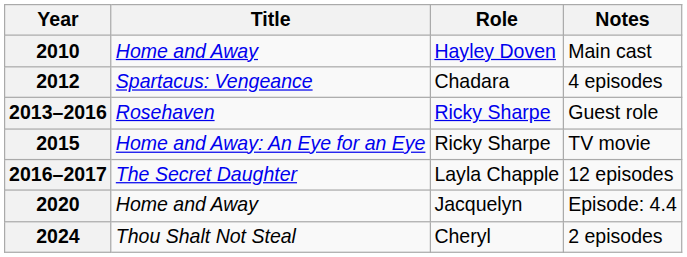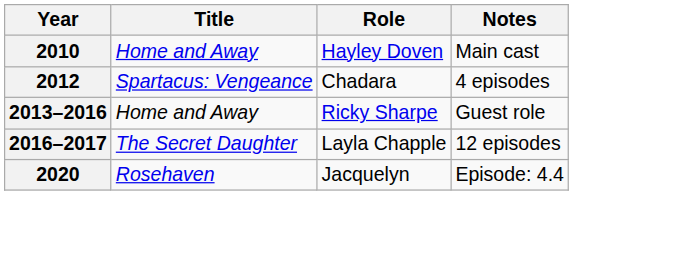(165, 112) Rosehaven -> (187, 112) Home and Away
- row: (58, 143)
(187, 205) Home and Away -> (165, 174) Rosehaven
- row: (58, 236)
